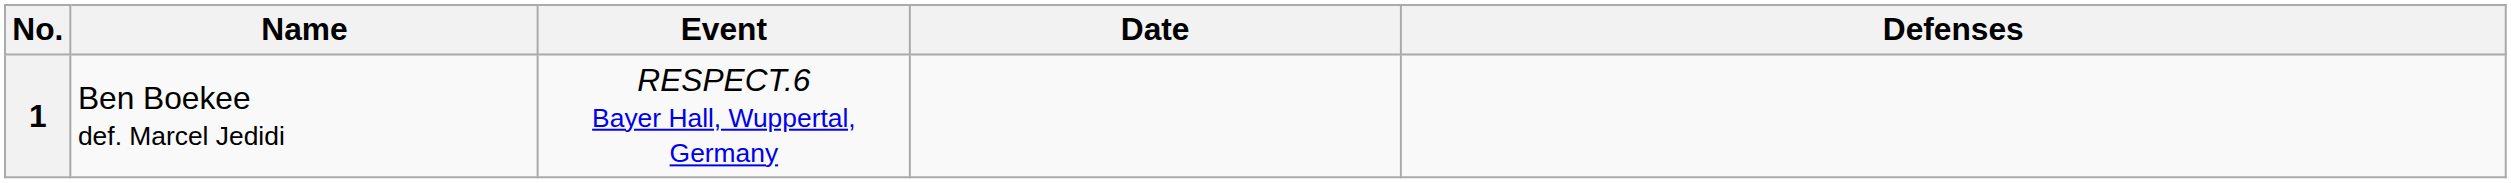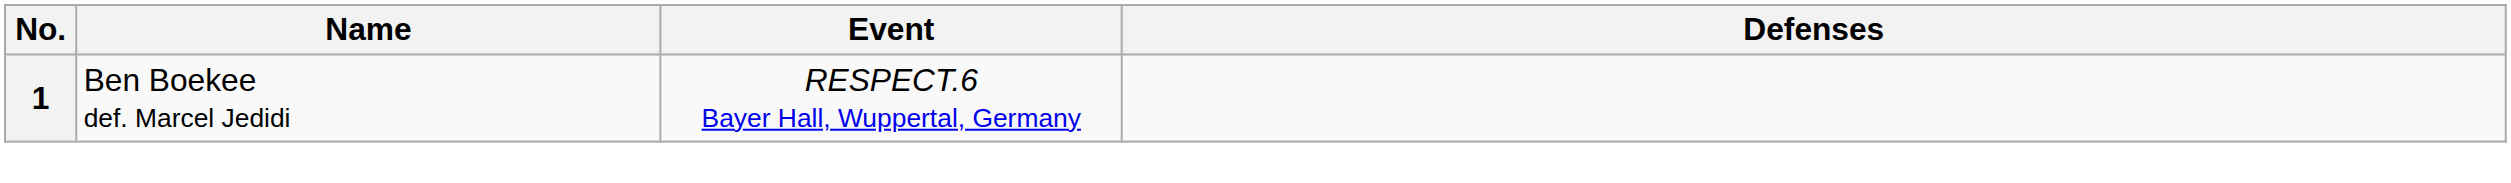- column: (1155, 29)
